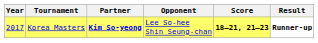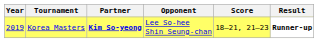(15, 27) 2017 -> (15, 27) 2019
(242, 27) bold -> (242, 27) normal
